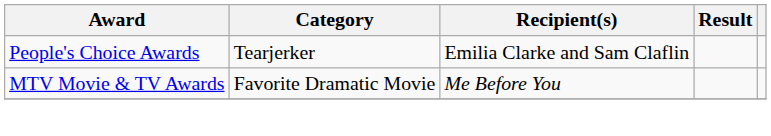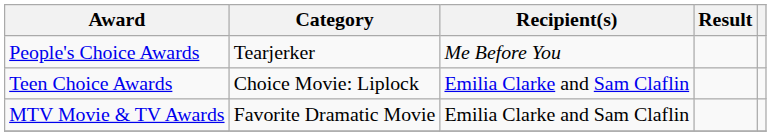(567, 51) Emilia Clarke and Sam Claflin -> (503, 51) Me Before You
+ row: (91, 83)
(503, 83) Me Before You -> (567, 114) Emilia Clarke and Sam Claflin
